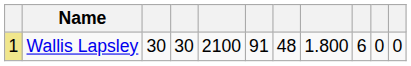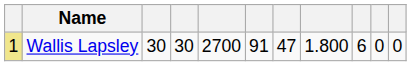(221, 46) 2100 -> (221, 46) 2700
(287, 46) 48 -> (287, 46) 47
